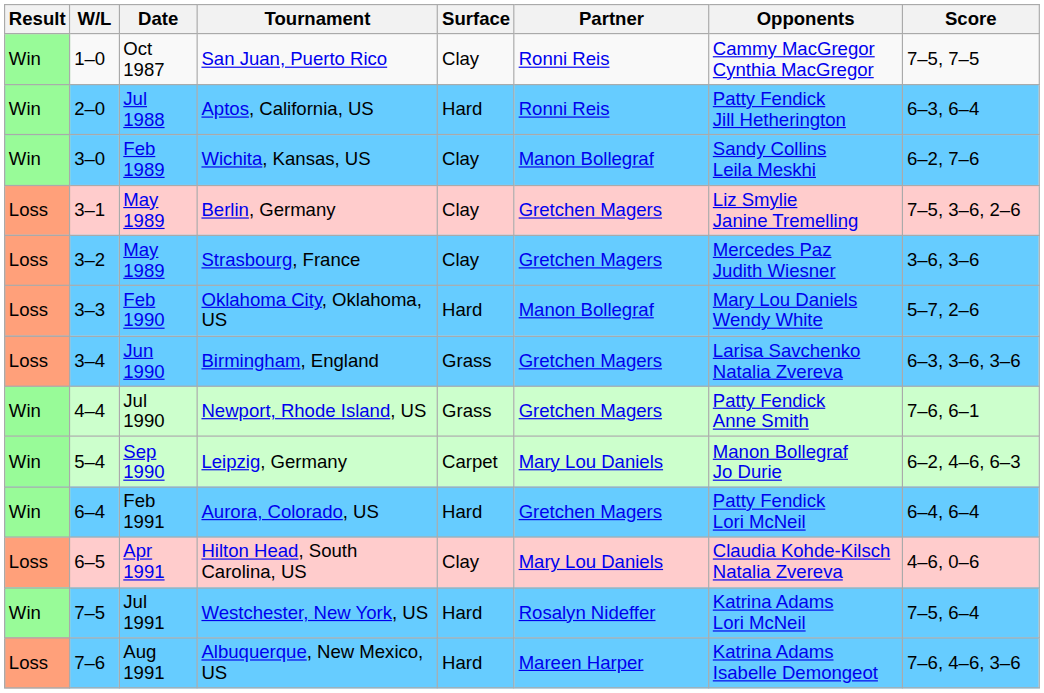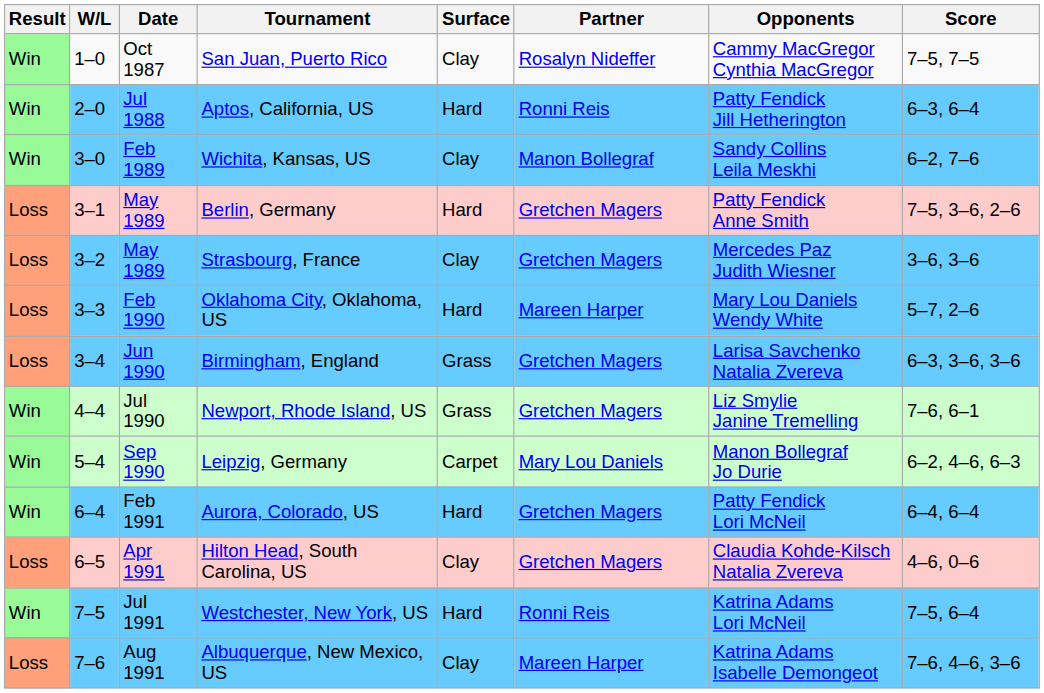(564, 59) Ronni Reis -> (587, 59) Rosalyn Nideffer
(461, 210) Clay -> (462, 210) Hard
(786, 210) Liz Smylie Janine Tremelling -> (769, 210) Patty Fendick Anne Smith
(586, 310) Manon Bollegraf -> (581, 310) Mareen Harper
(769, 411) Patty Fendick Anne Smith -> (786, 411) Liz Smylie Janine Tremelling
(591, 562) Mary Lou Daniels -> (590, 562) Gretchen Magers
(587, 612) Rosalyn Nideffer -> (564, 612) Ronni Reis
(462, 662) Hard -> (461, 662) Clay
